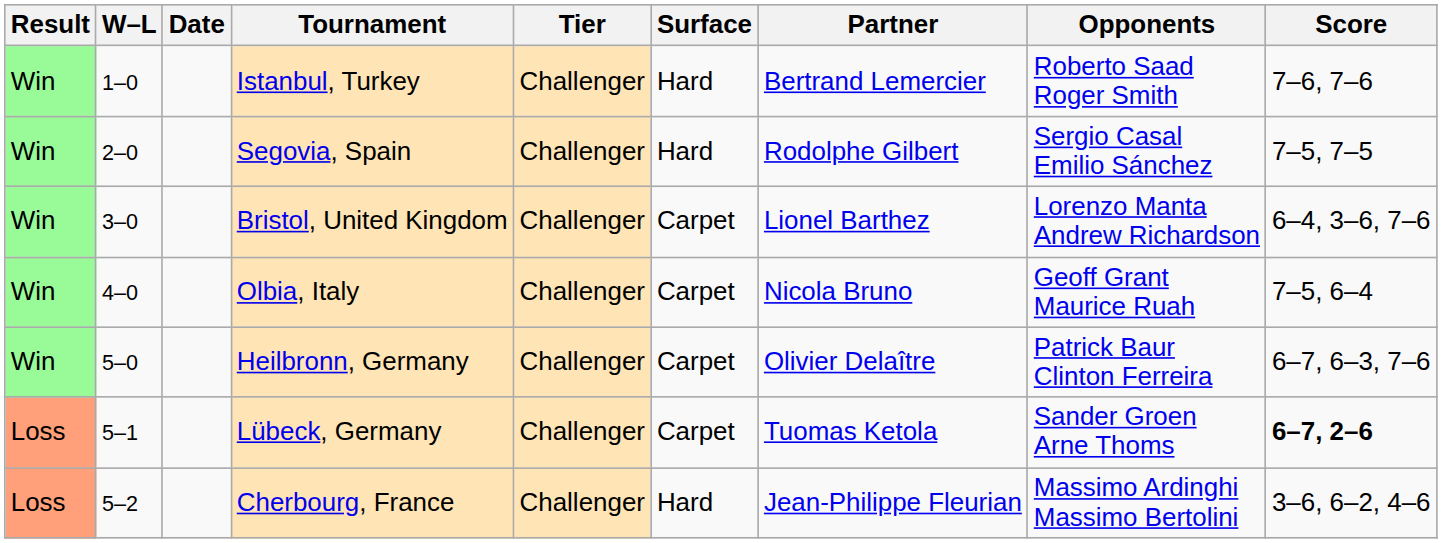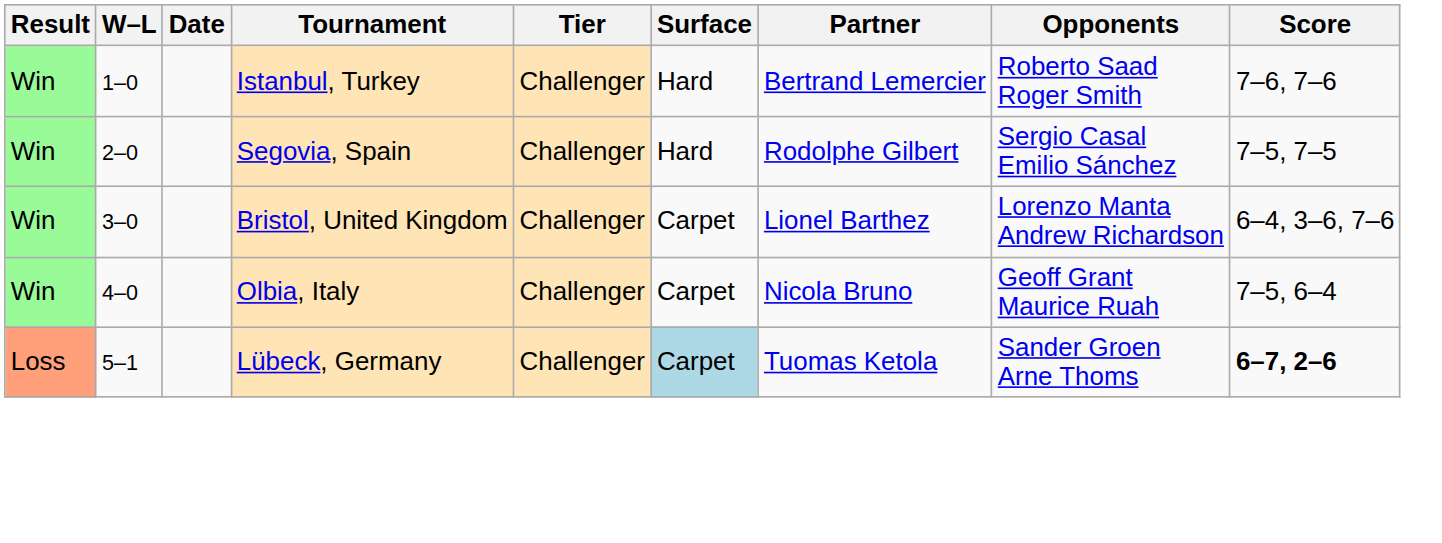- row: (353, 361)
(696, 432) no background -> (696, 361) lightblue background
- row: (346, 502)
